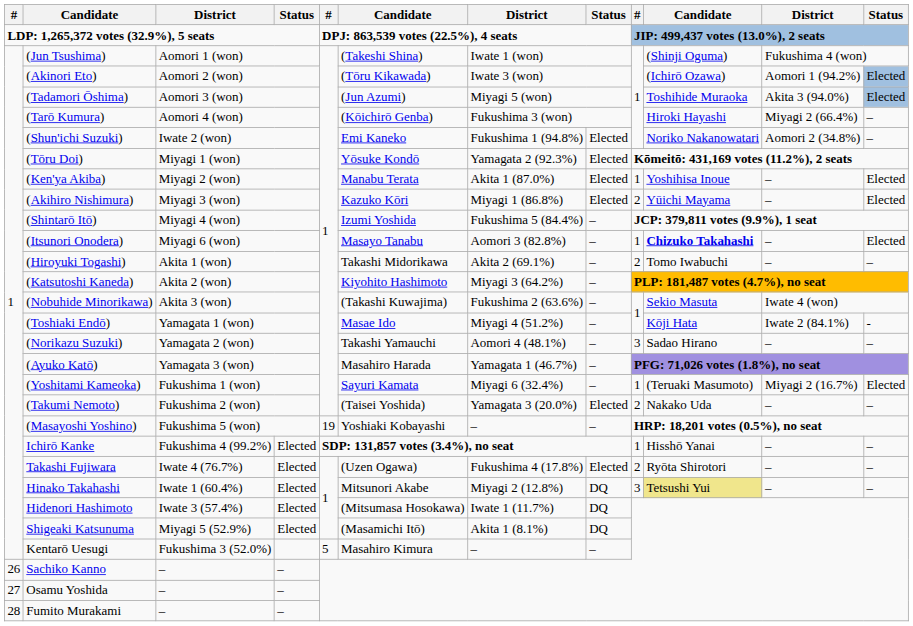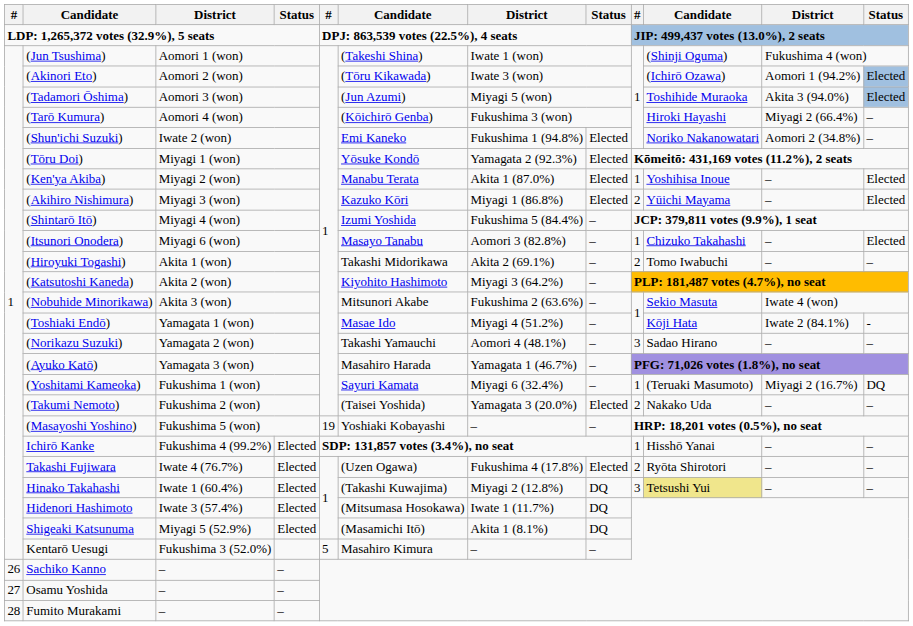(700, 240) bold -> (696, 240) normal
(394, 302) (Takashi Kuwajima) -> (385, 302) Mitsunori Akabe
(886, 384) Elected -> (876, 384) DQ
(385, 487) Mitsunori Akabe -> (394, 487) (Takashi Kuwajima)
